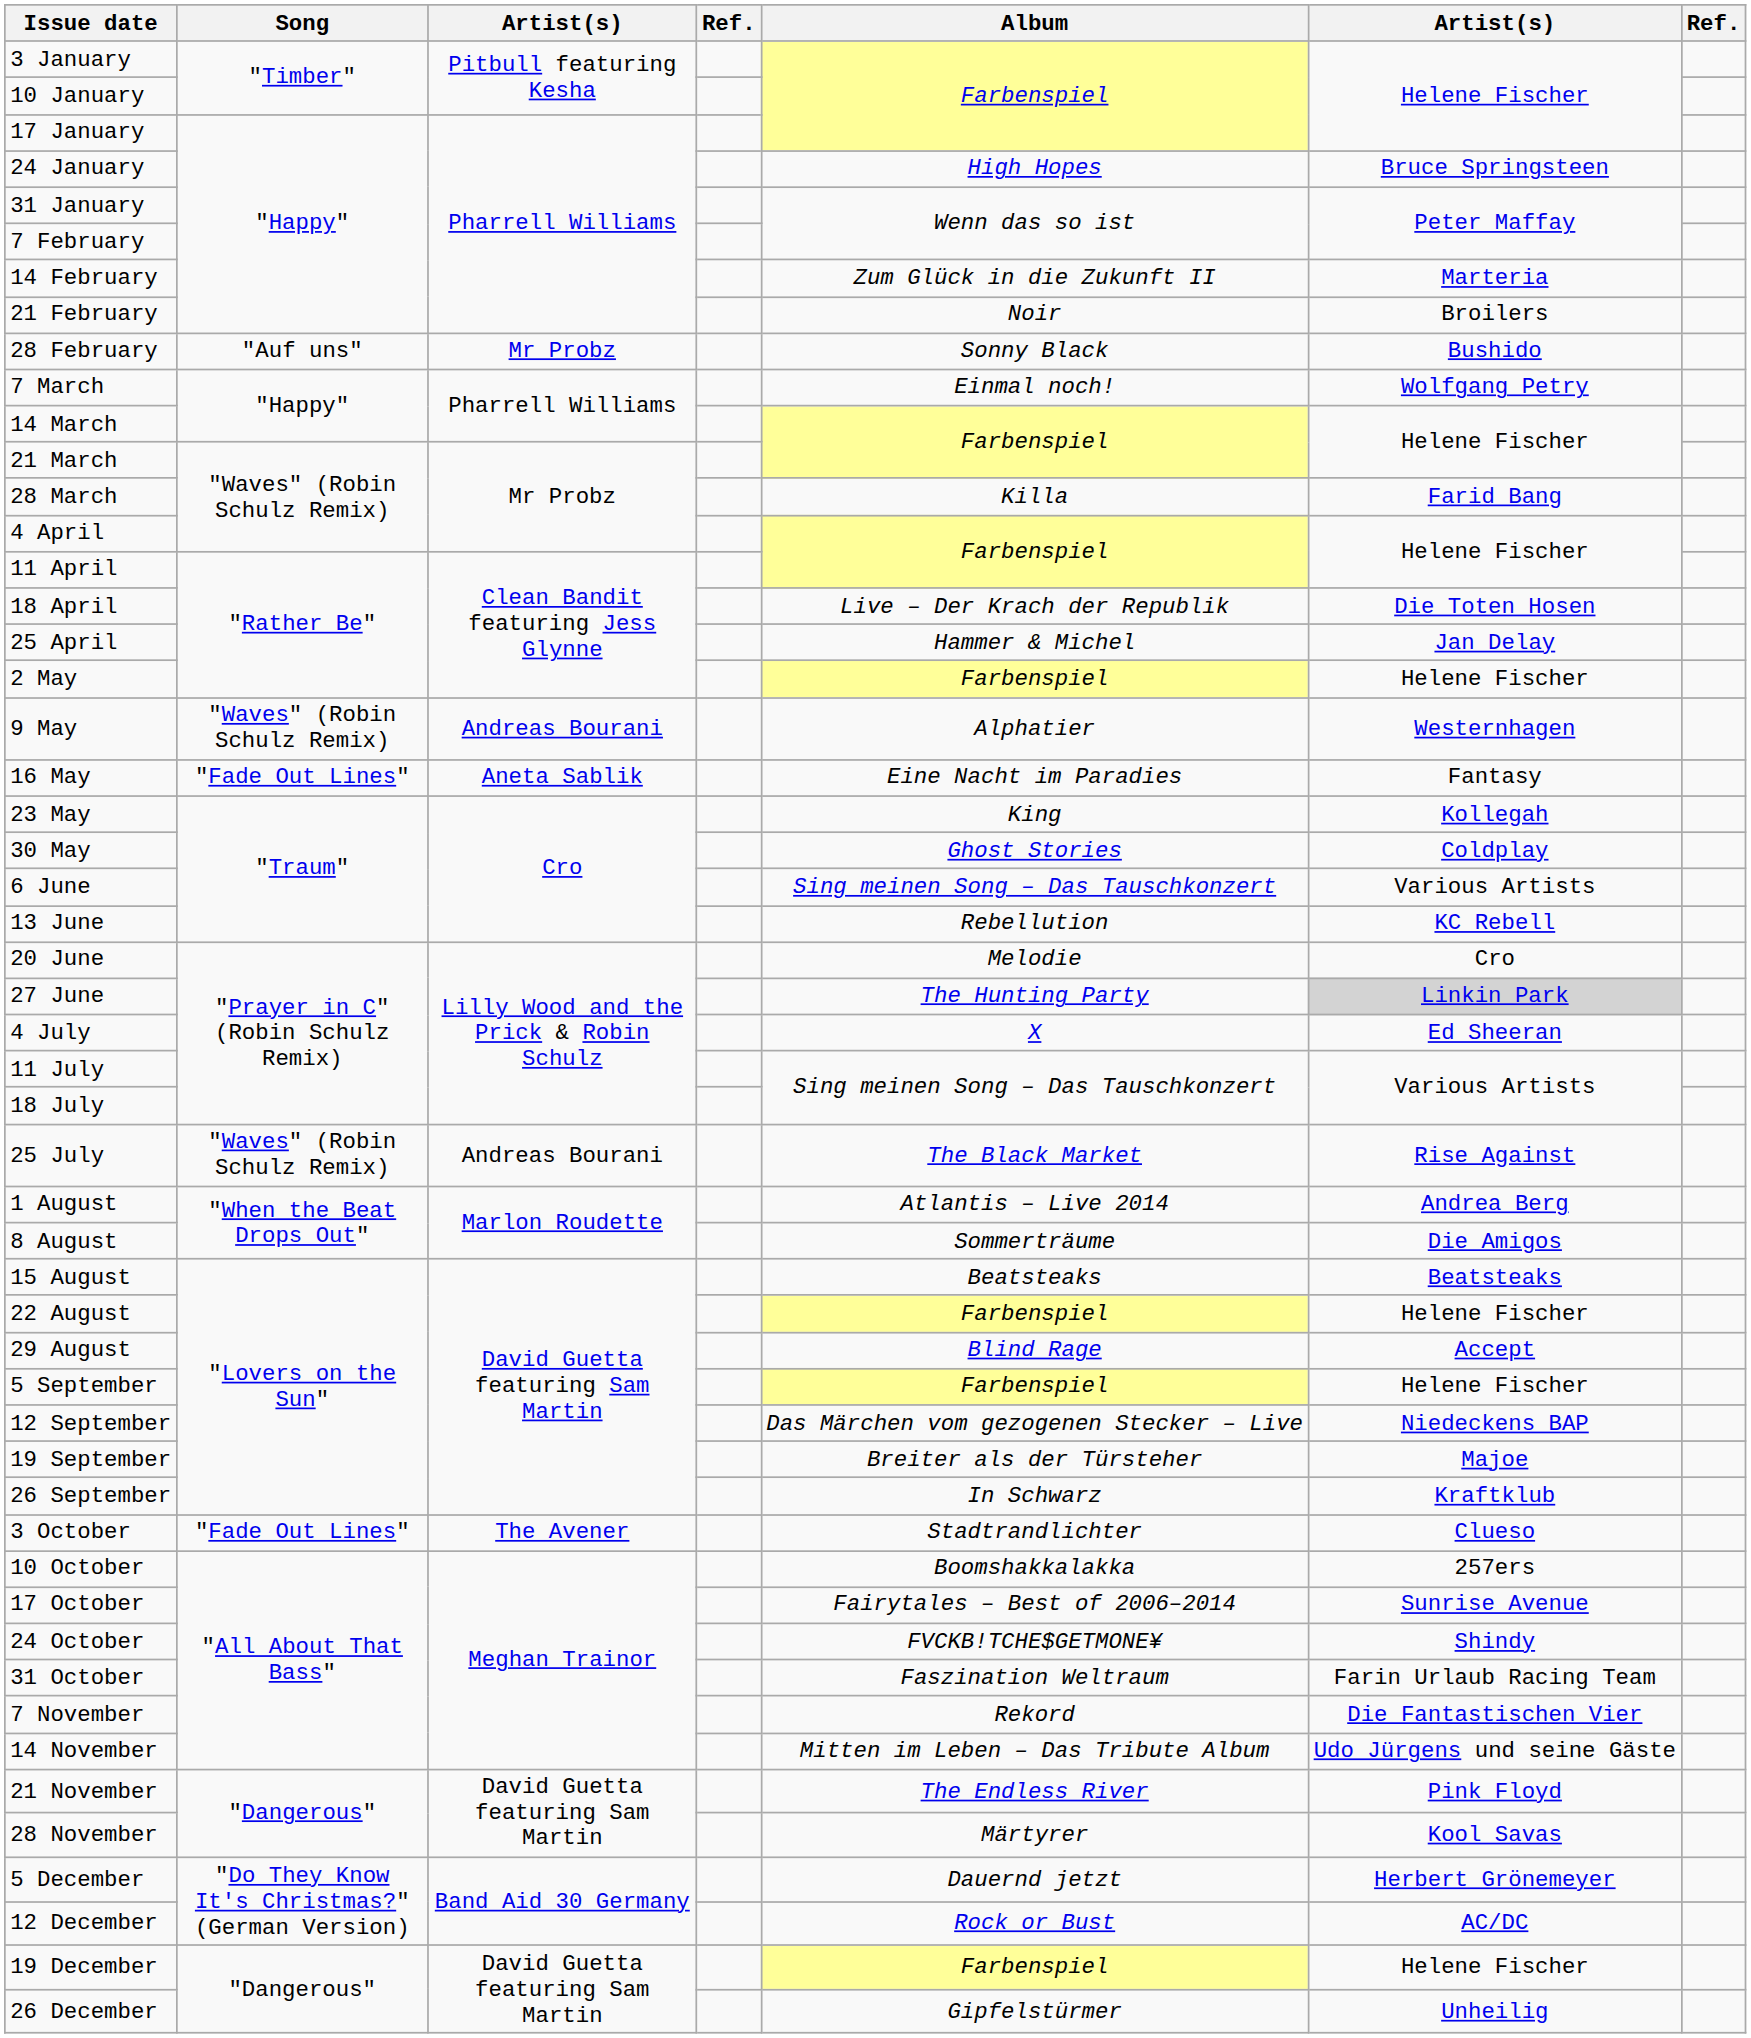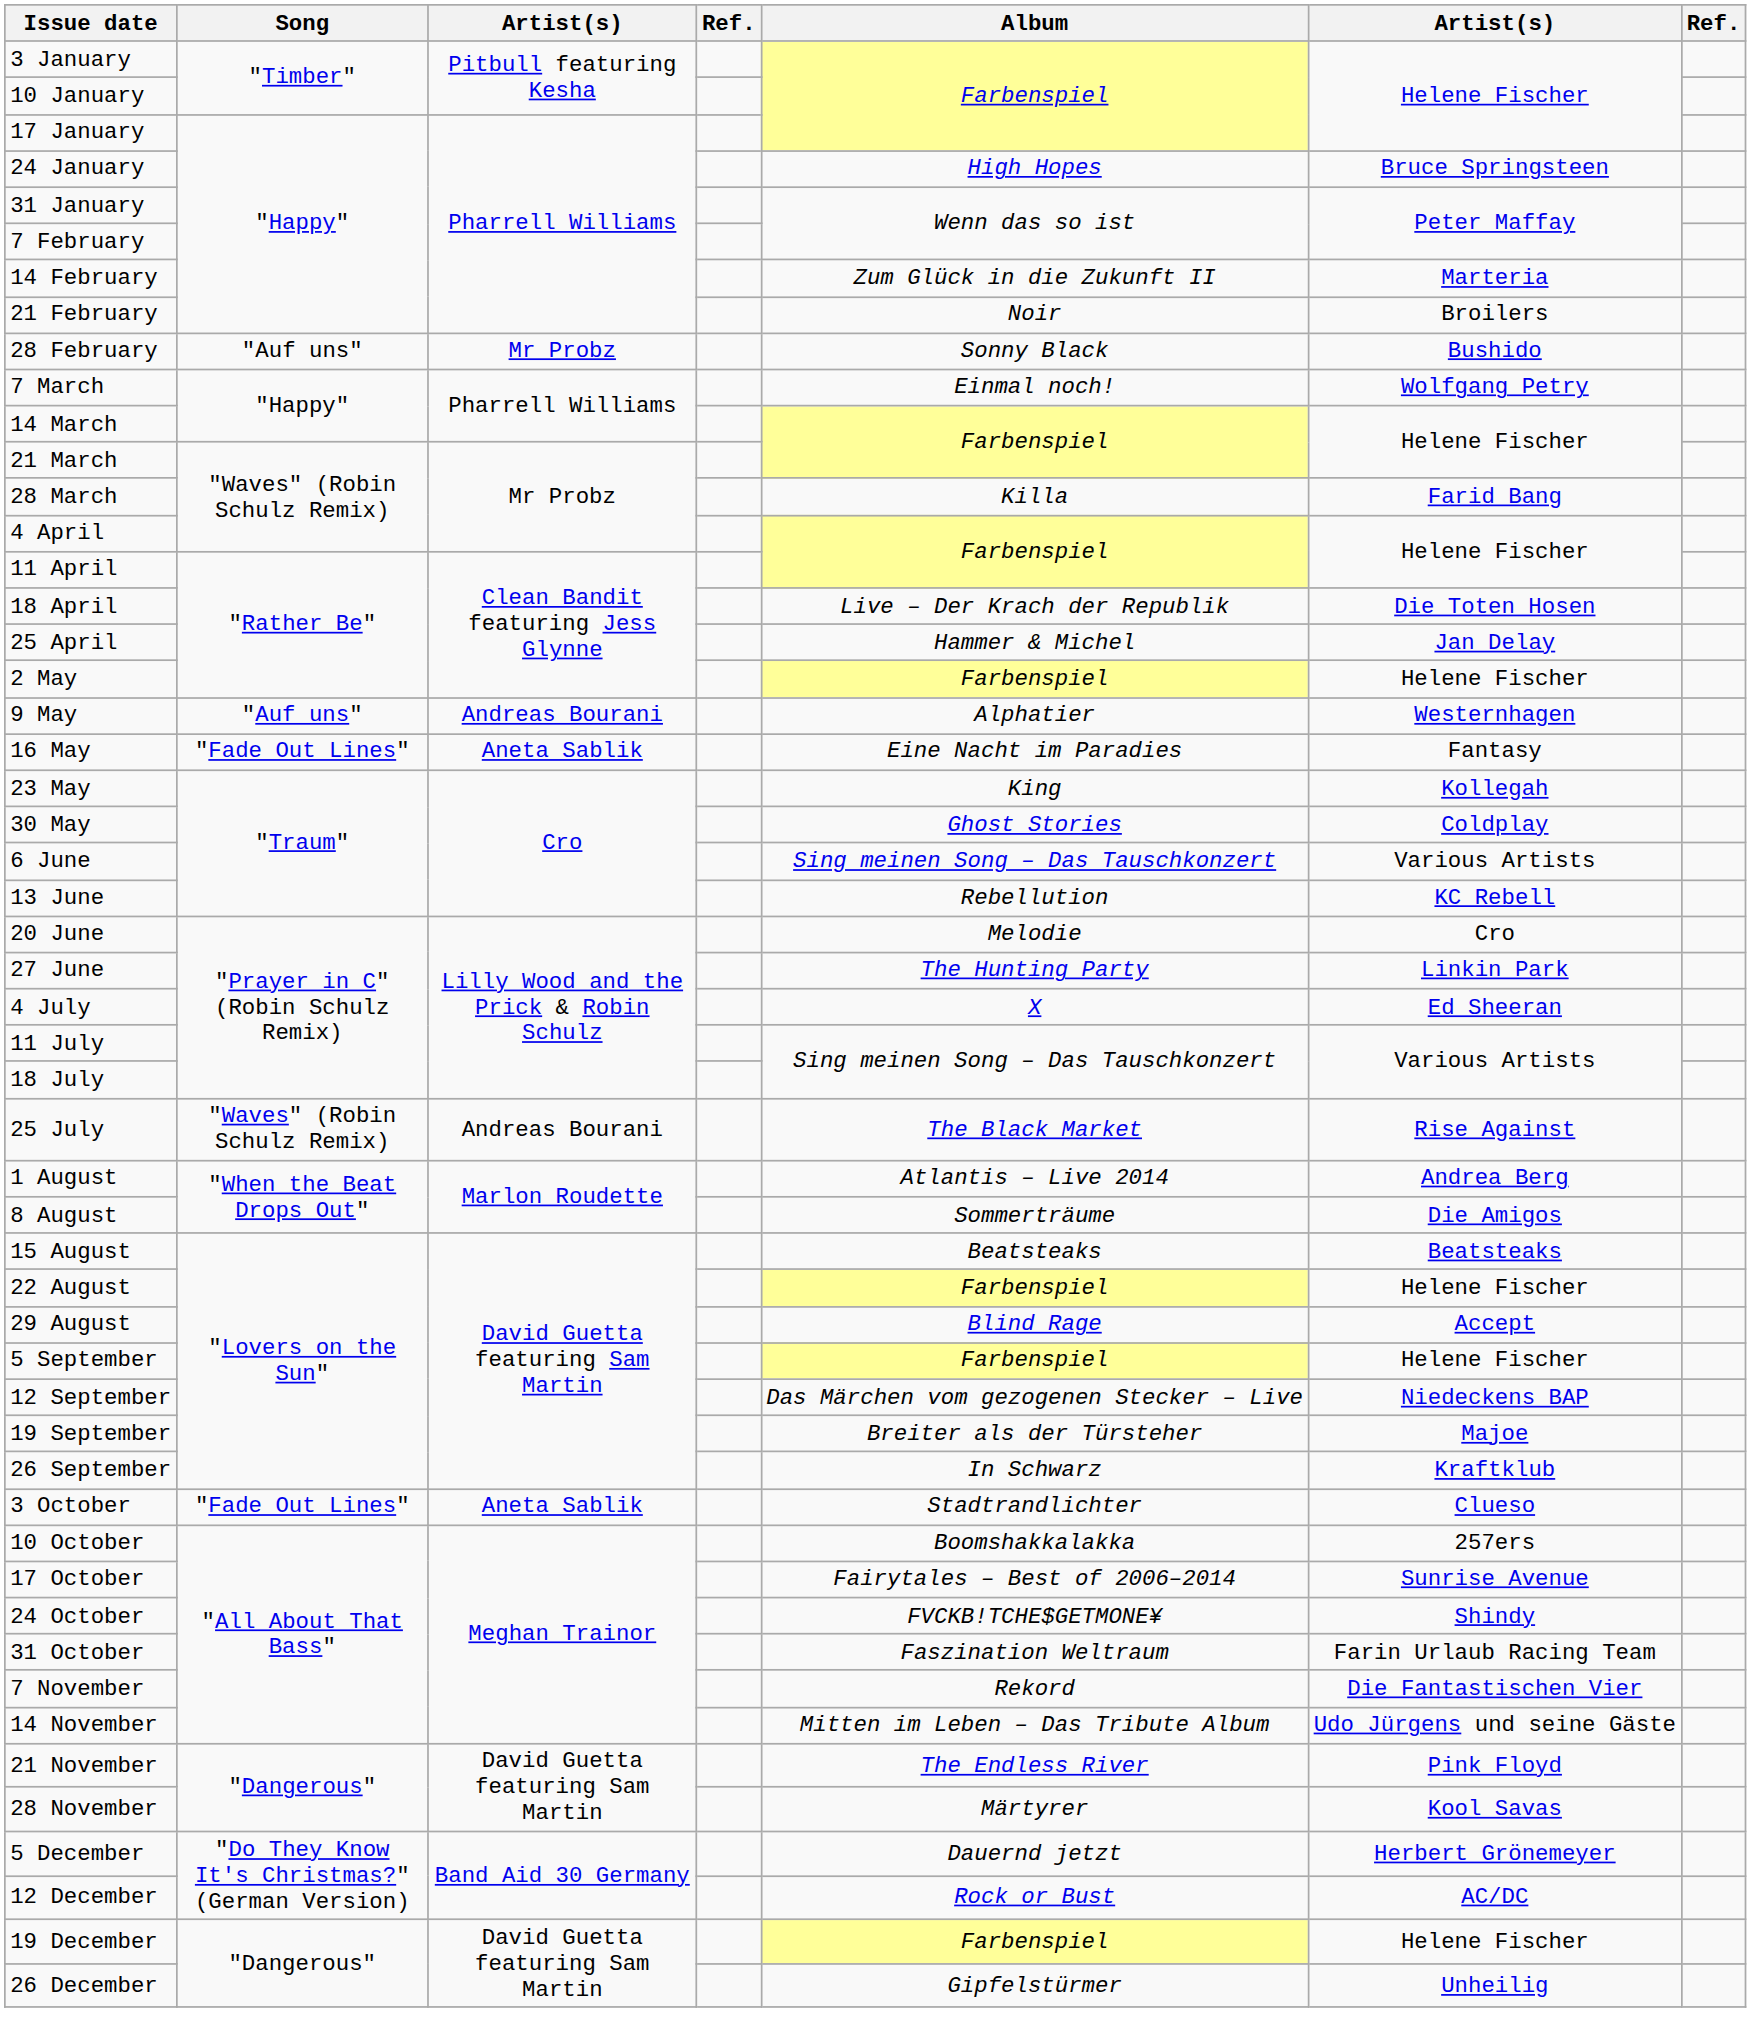(302, 728) "Waves" (Robin Schulz Remix) -> (302, 715) "Auf uns"
(1495, 996) lightgrey background -> (1495, 971) no background
(562, 1532) The Avener -> (562, 1507) Aneta Sablik
